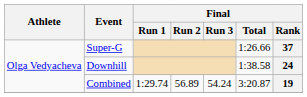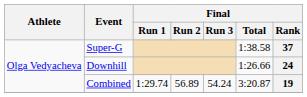(254, 48) 1:26.66 -> (254, 48) 1:38.58
(254, 66) 1:38.58 -> (254, 66) 1:26.66
